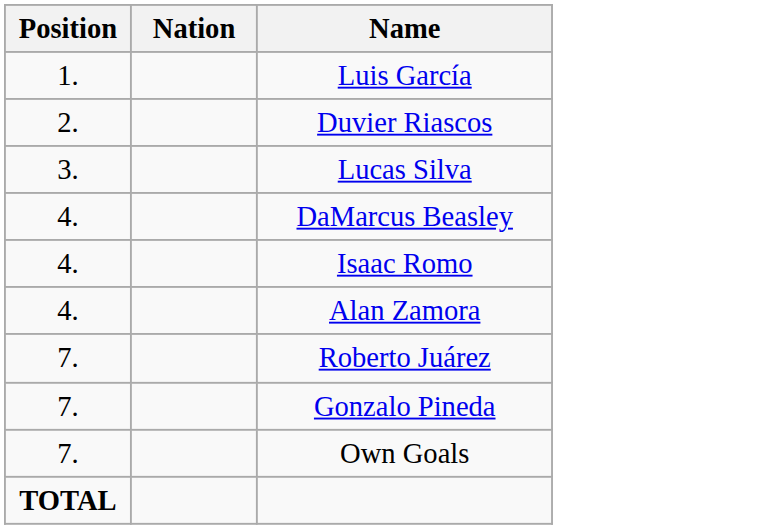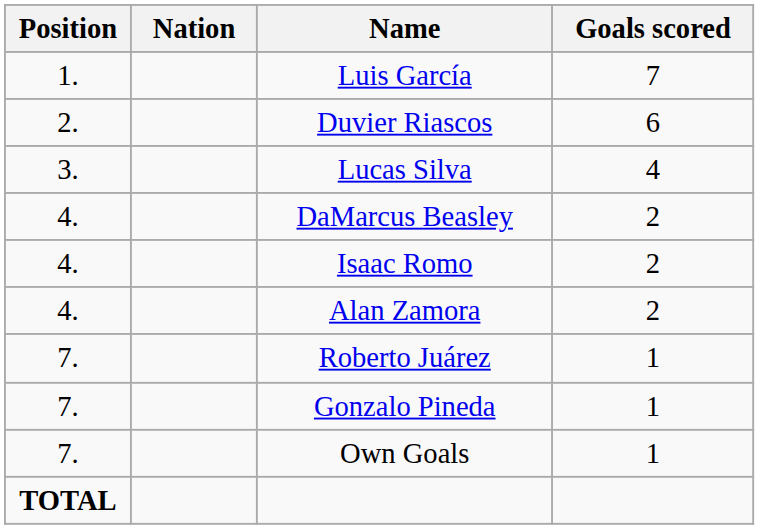+ column: (653, 28)
